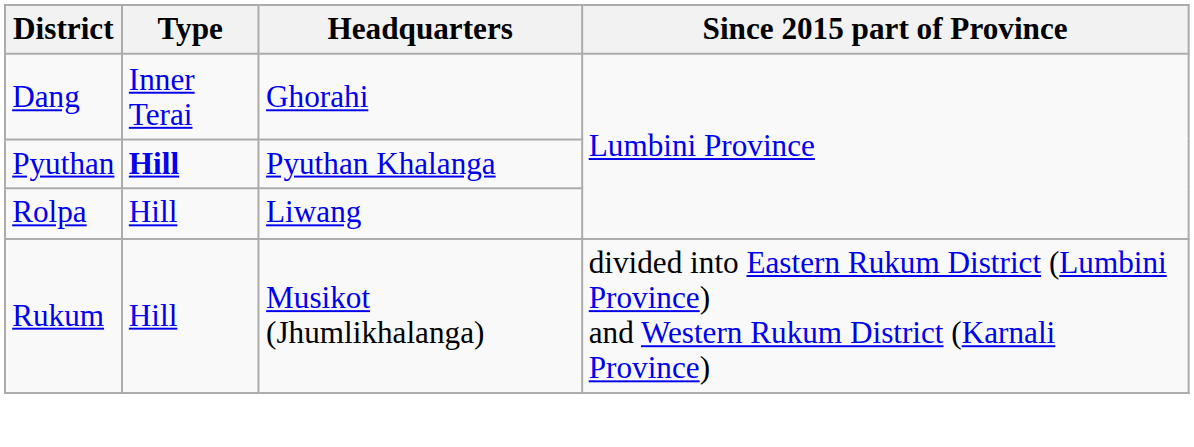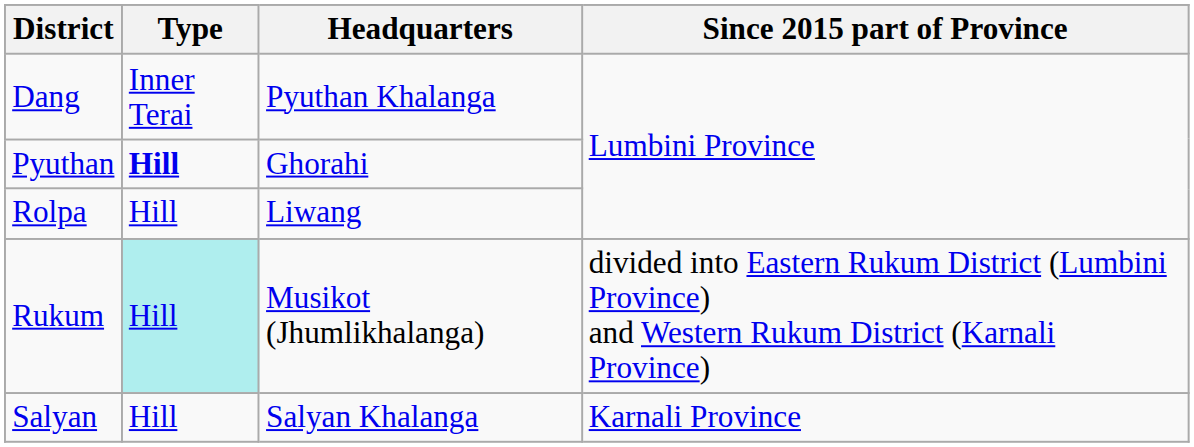(317, 96) Ghorahi -> (381, 96) Pyuthan Khalanga
(381, 163) Pyuthan Khalanga -> (317, 163) Ghorahi
(153, 314) no background -> (153, 314) paleturquoise background
+ row: (55, 417)
